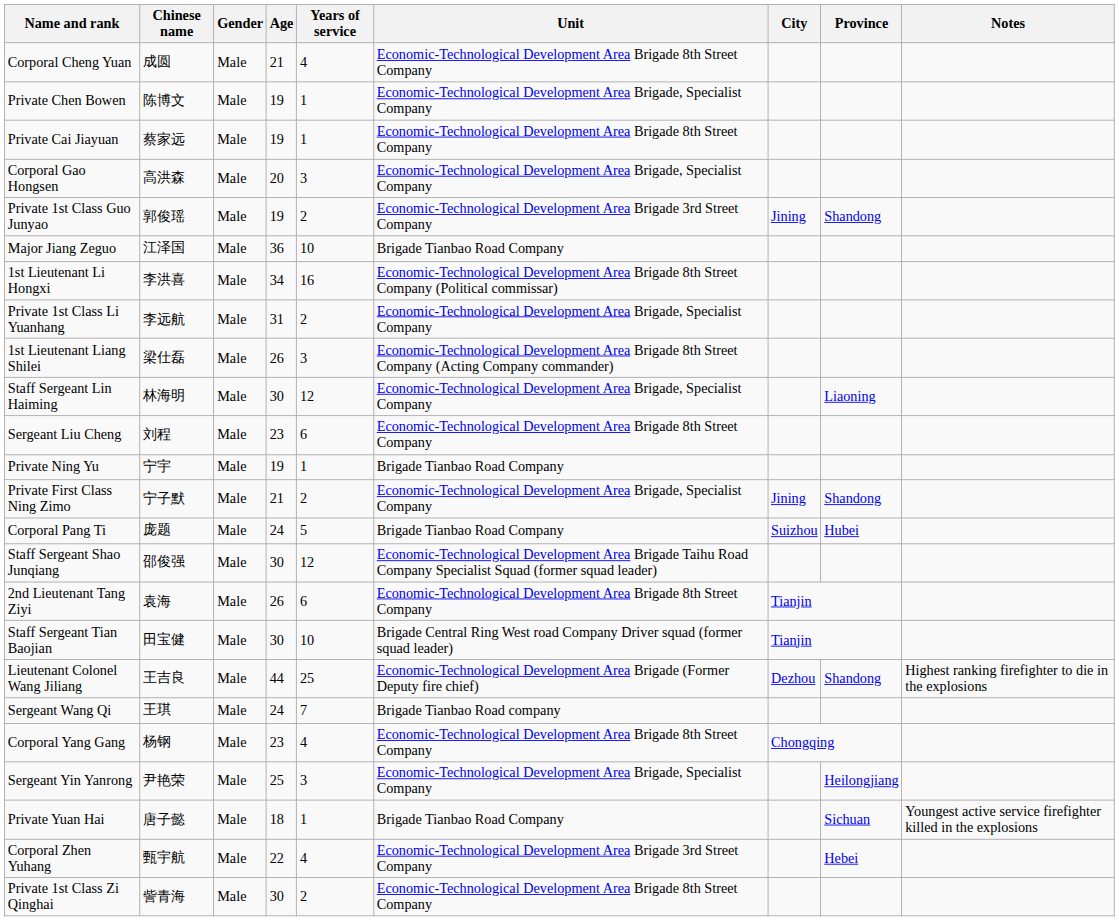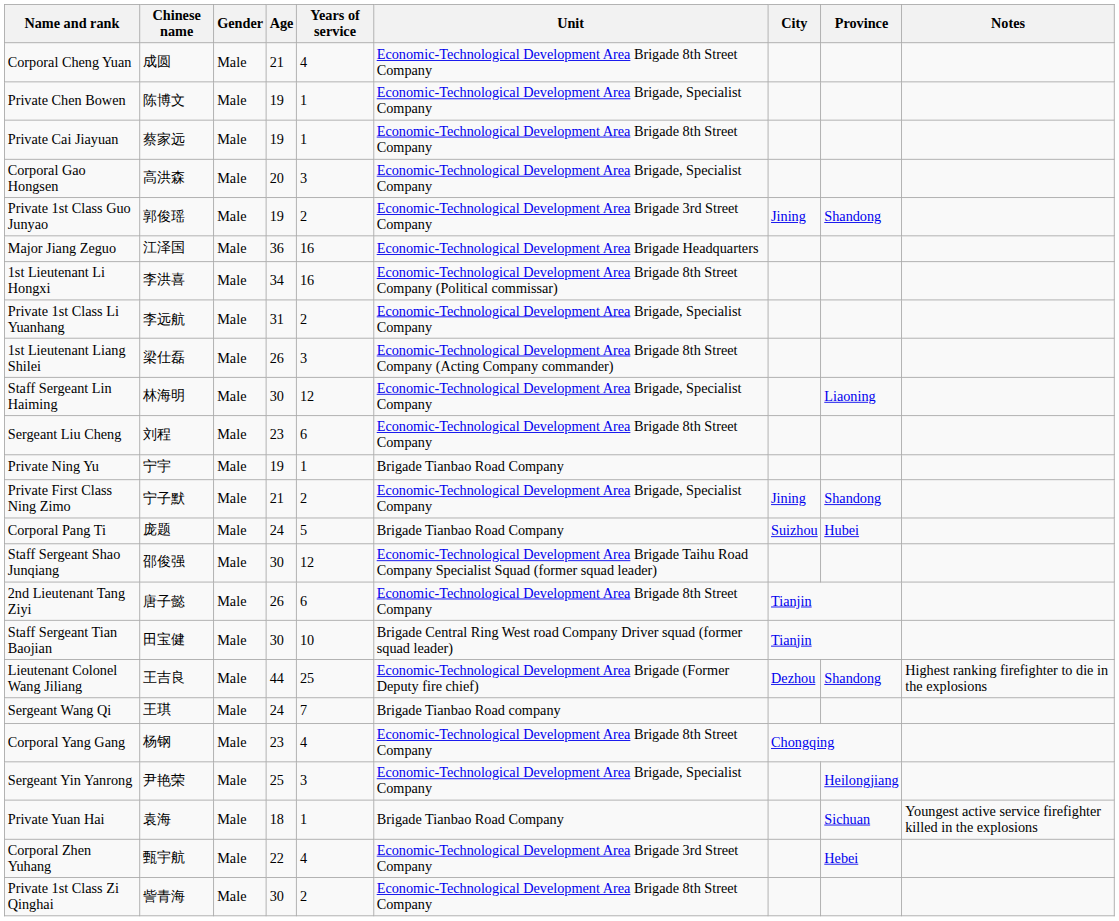(307, 248) 10 -> (307, 248) 16
(470, 248) Brigade Tianbao Road Company -> (568, 248) Economic-Technological Development Area Brigade Headquarters
(157, 600) 袁海 -> (164, 600) 唐子懿
(164, 819) 唐子懿 -> (157, 819) 袁海
